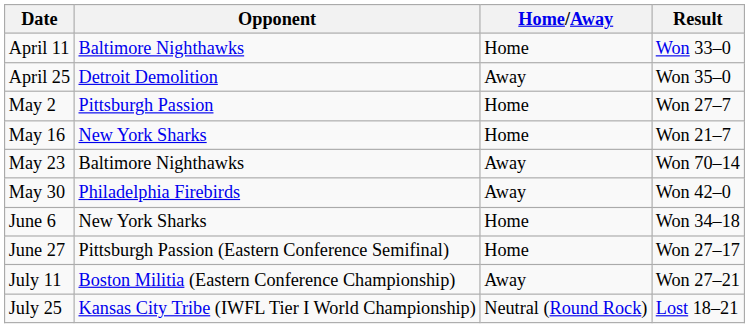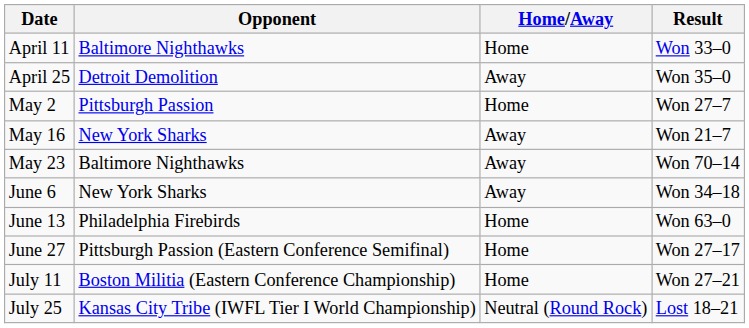(506, 134) Home -> (505, 134) Away
- row: (37, 192)
(506, 221) Home -> (505, 192) Away
+ row: (37, 221)
(505, 279) Away -> (506, 279) Home
